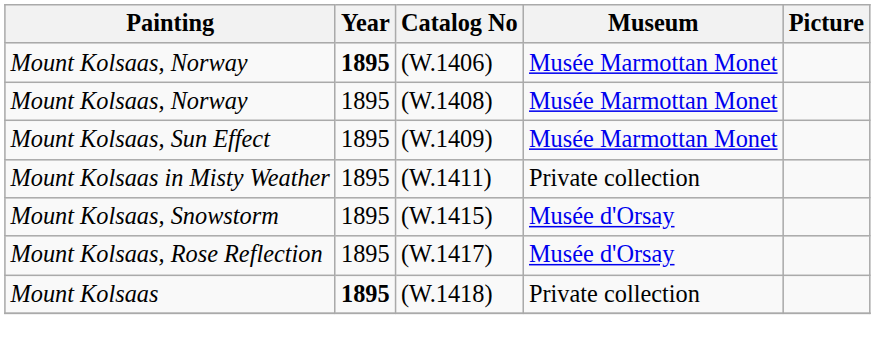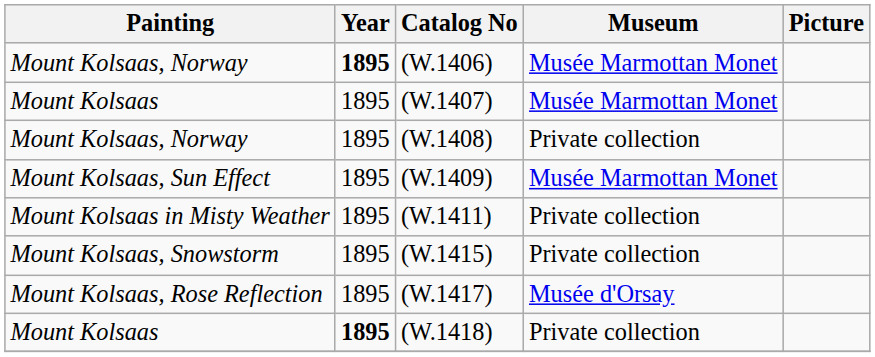+ row: (447, 100)
(653, 100) Musée Marmottan Monet -> (614, 139) Private collection
(602, 216) Musée d'Orsay -> (614, 255) Private collection
